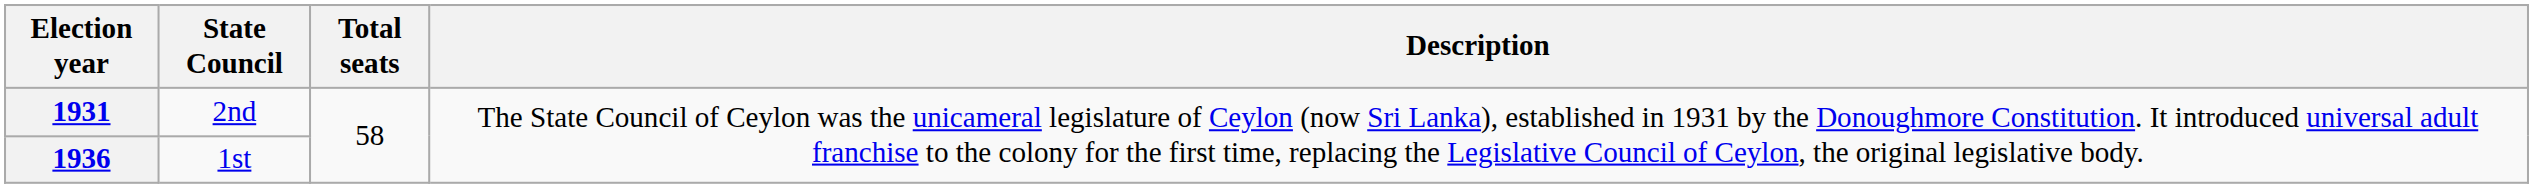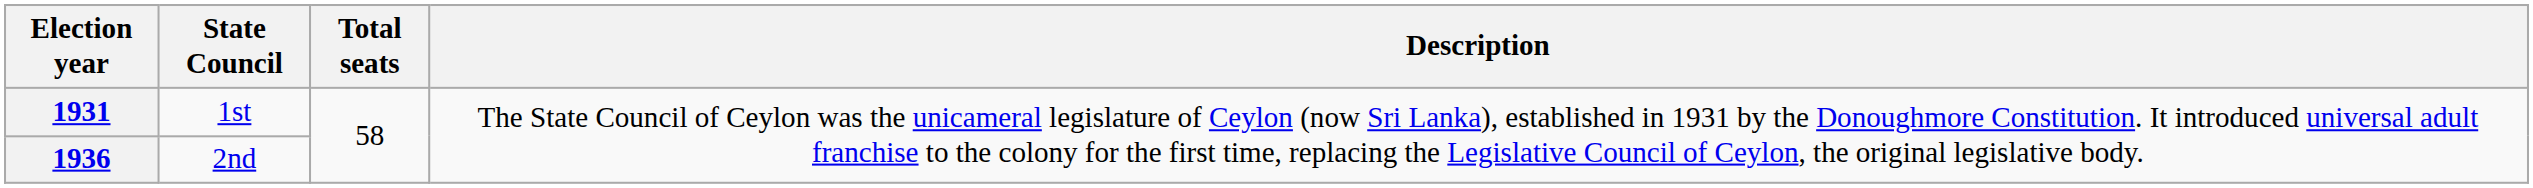(234, 111) 2nd -> (234, 111) 1st
(234, 159) 1st -> (234, 159) 2nd
